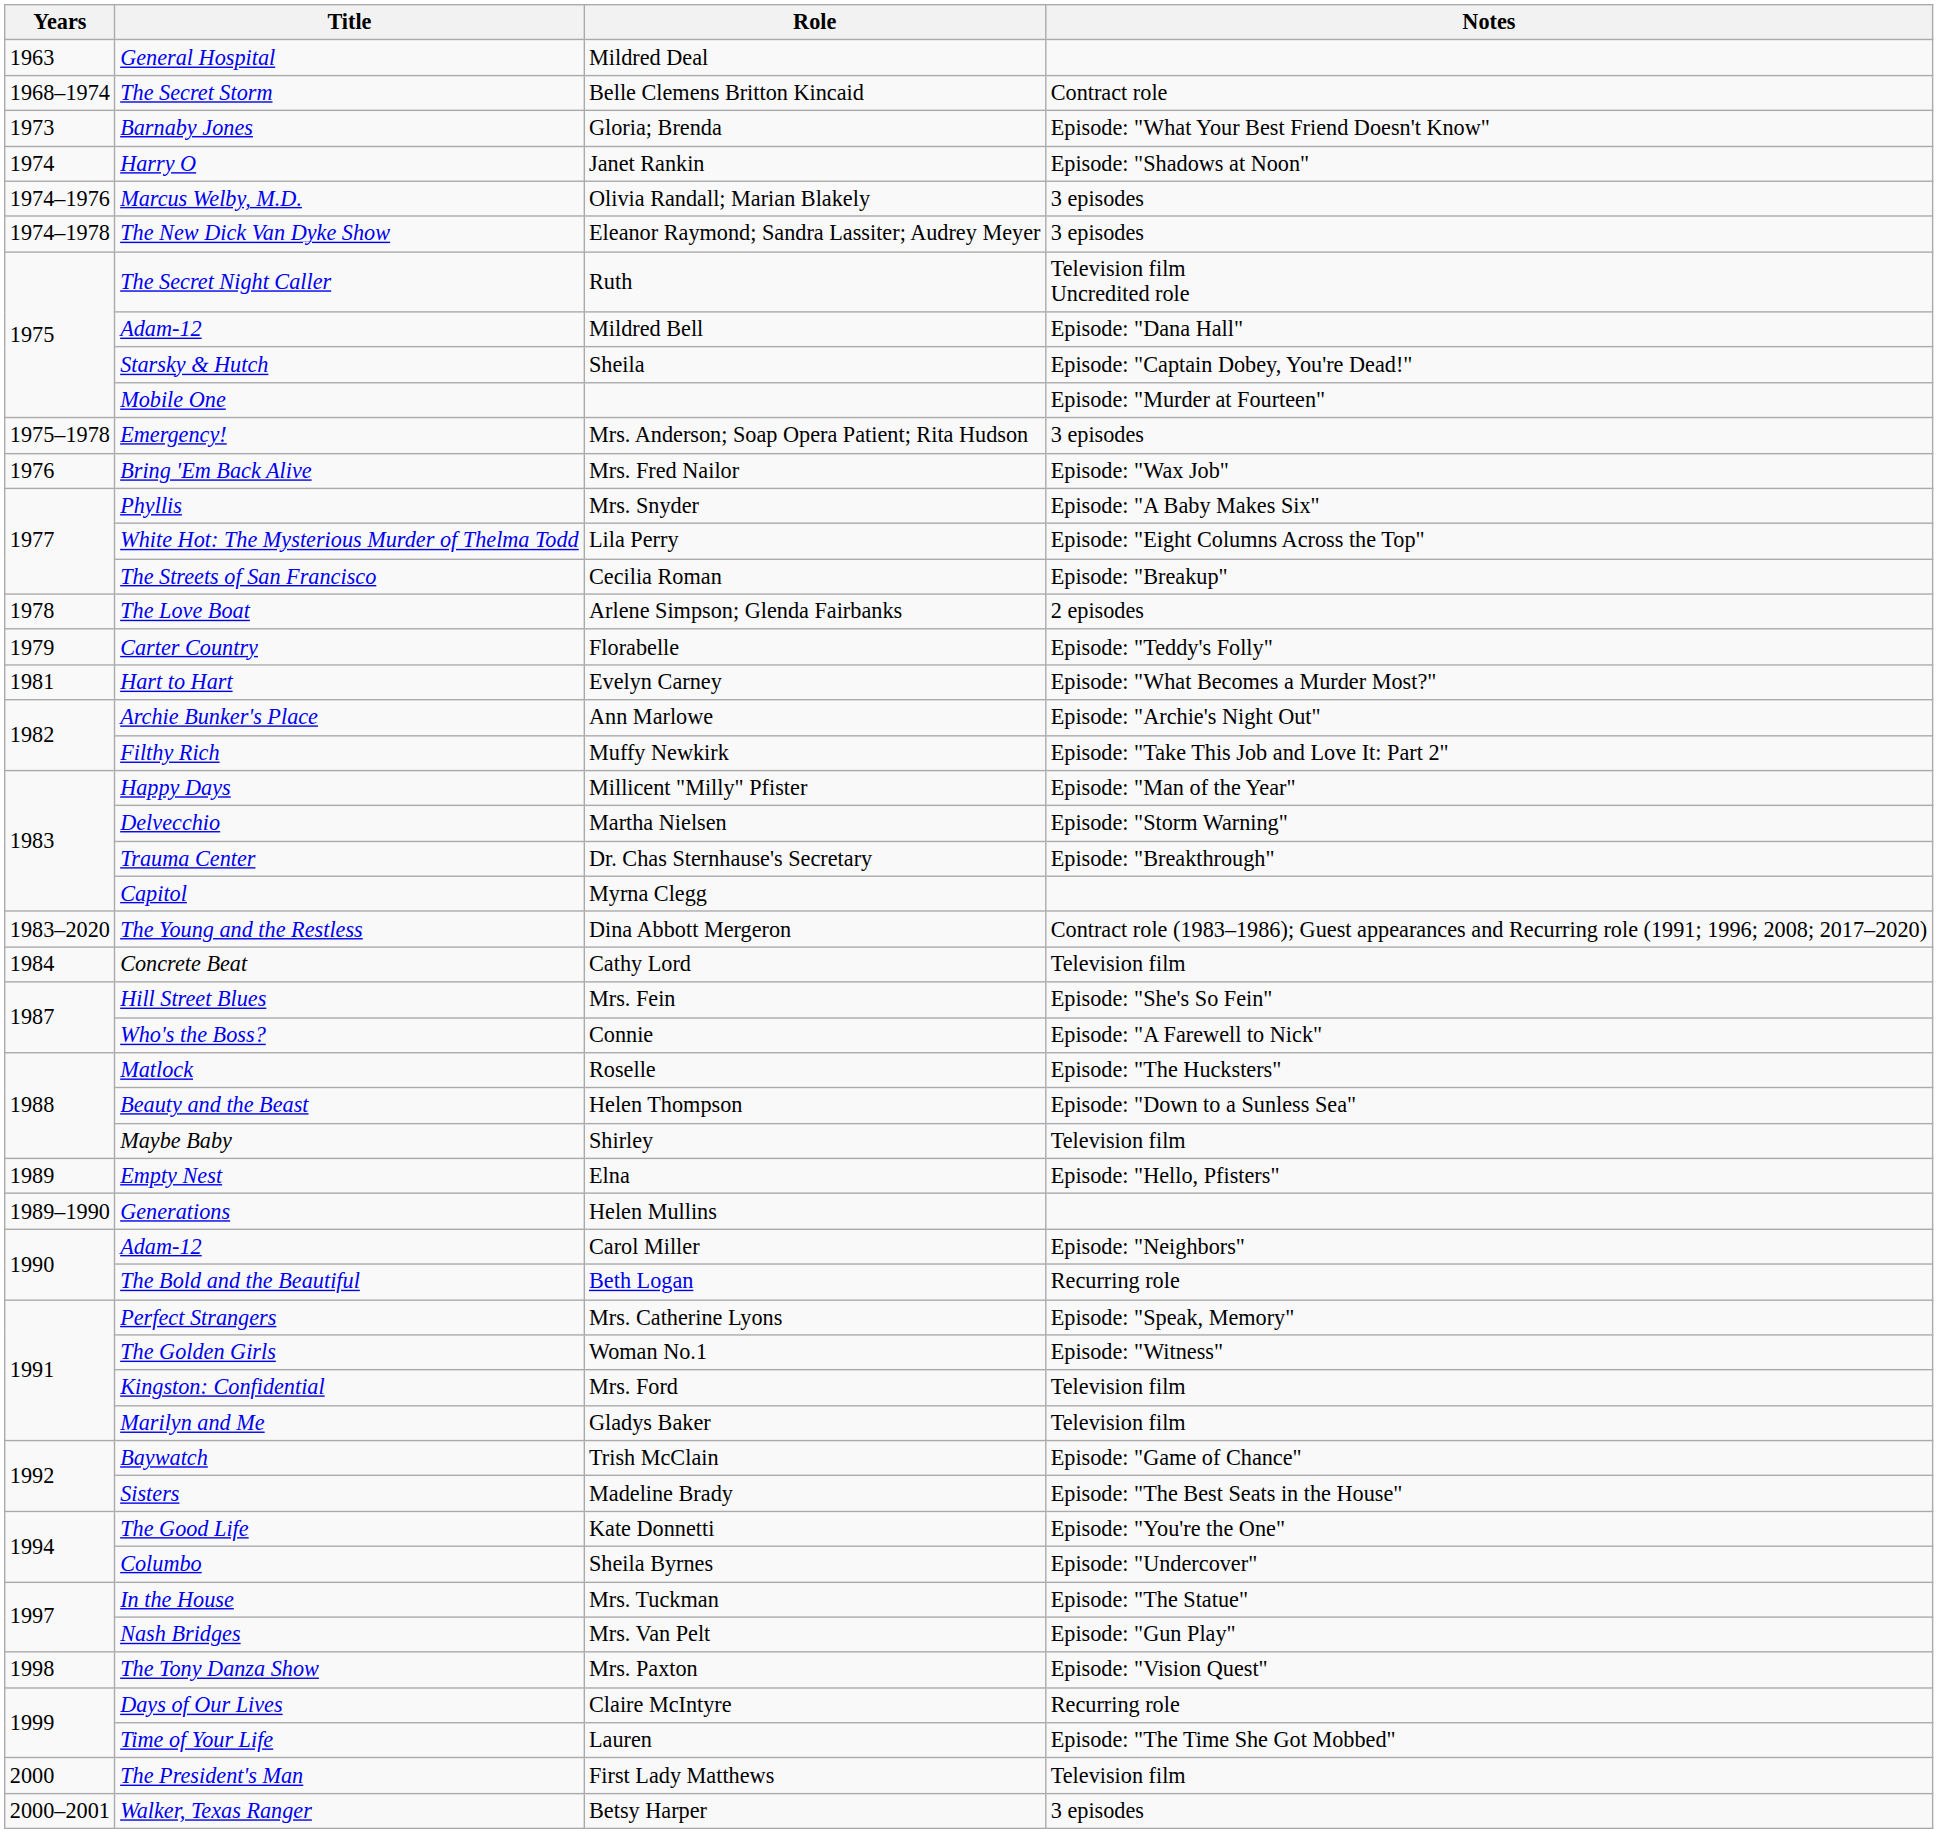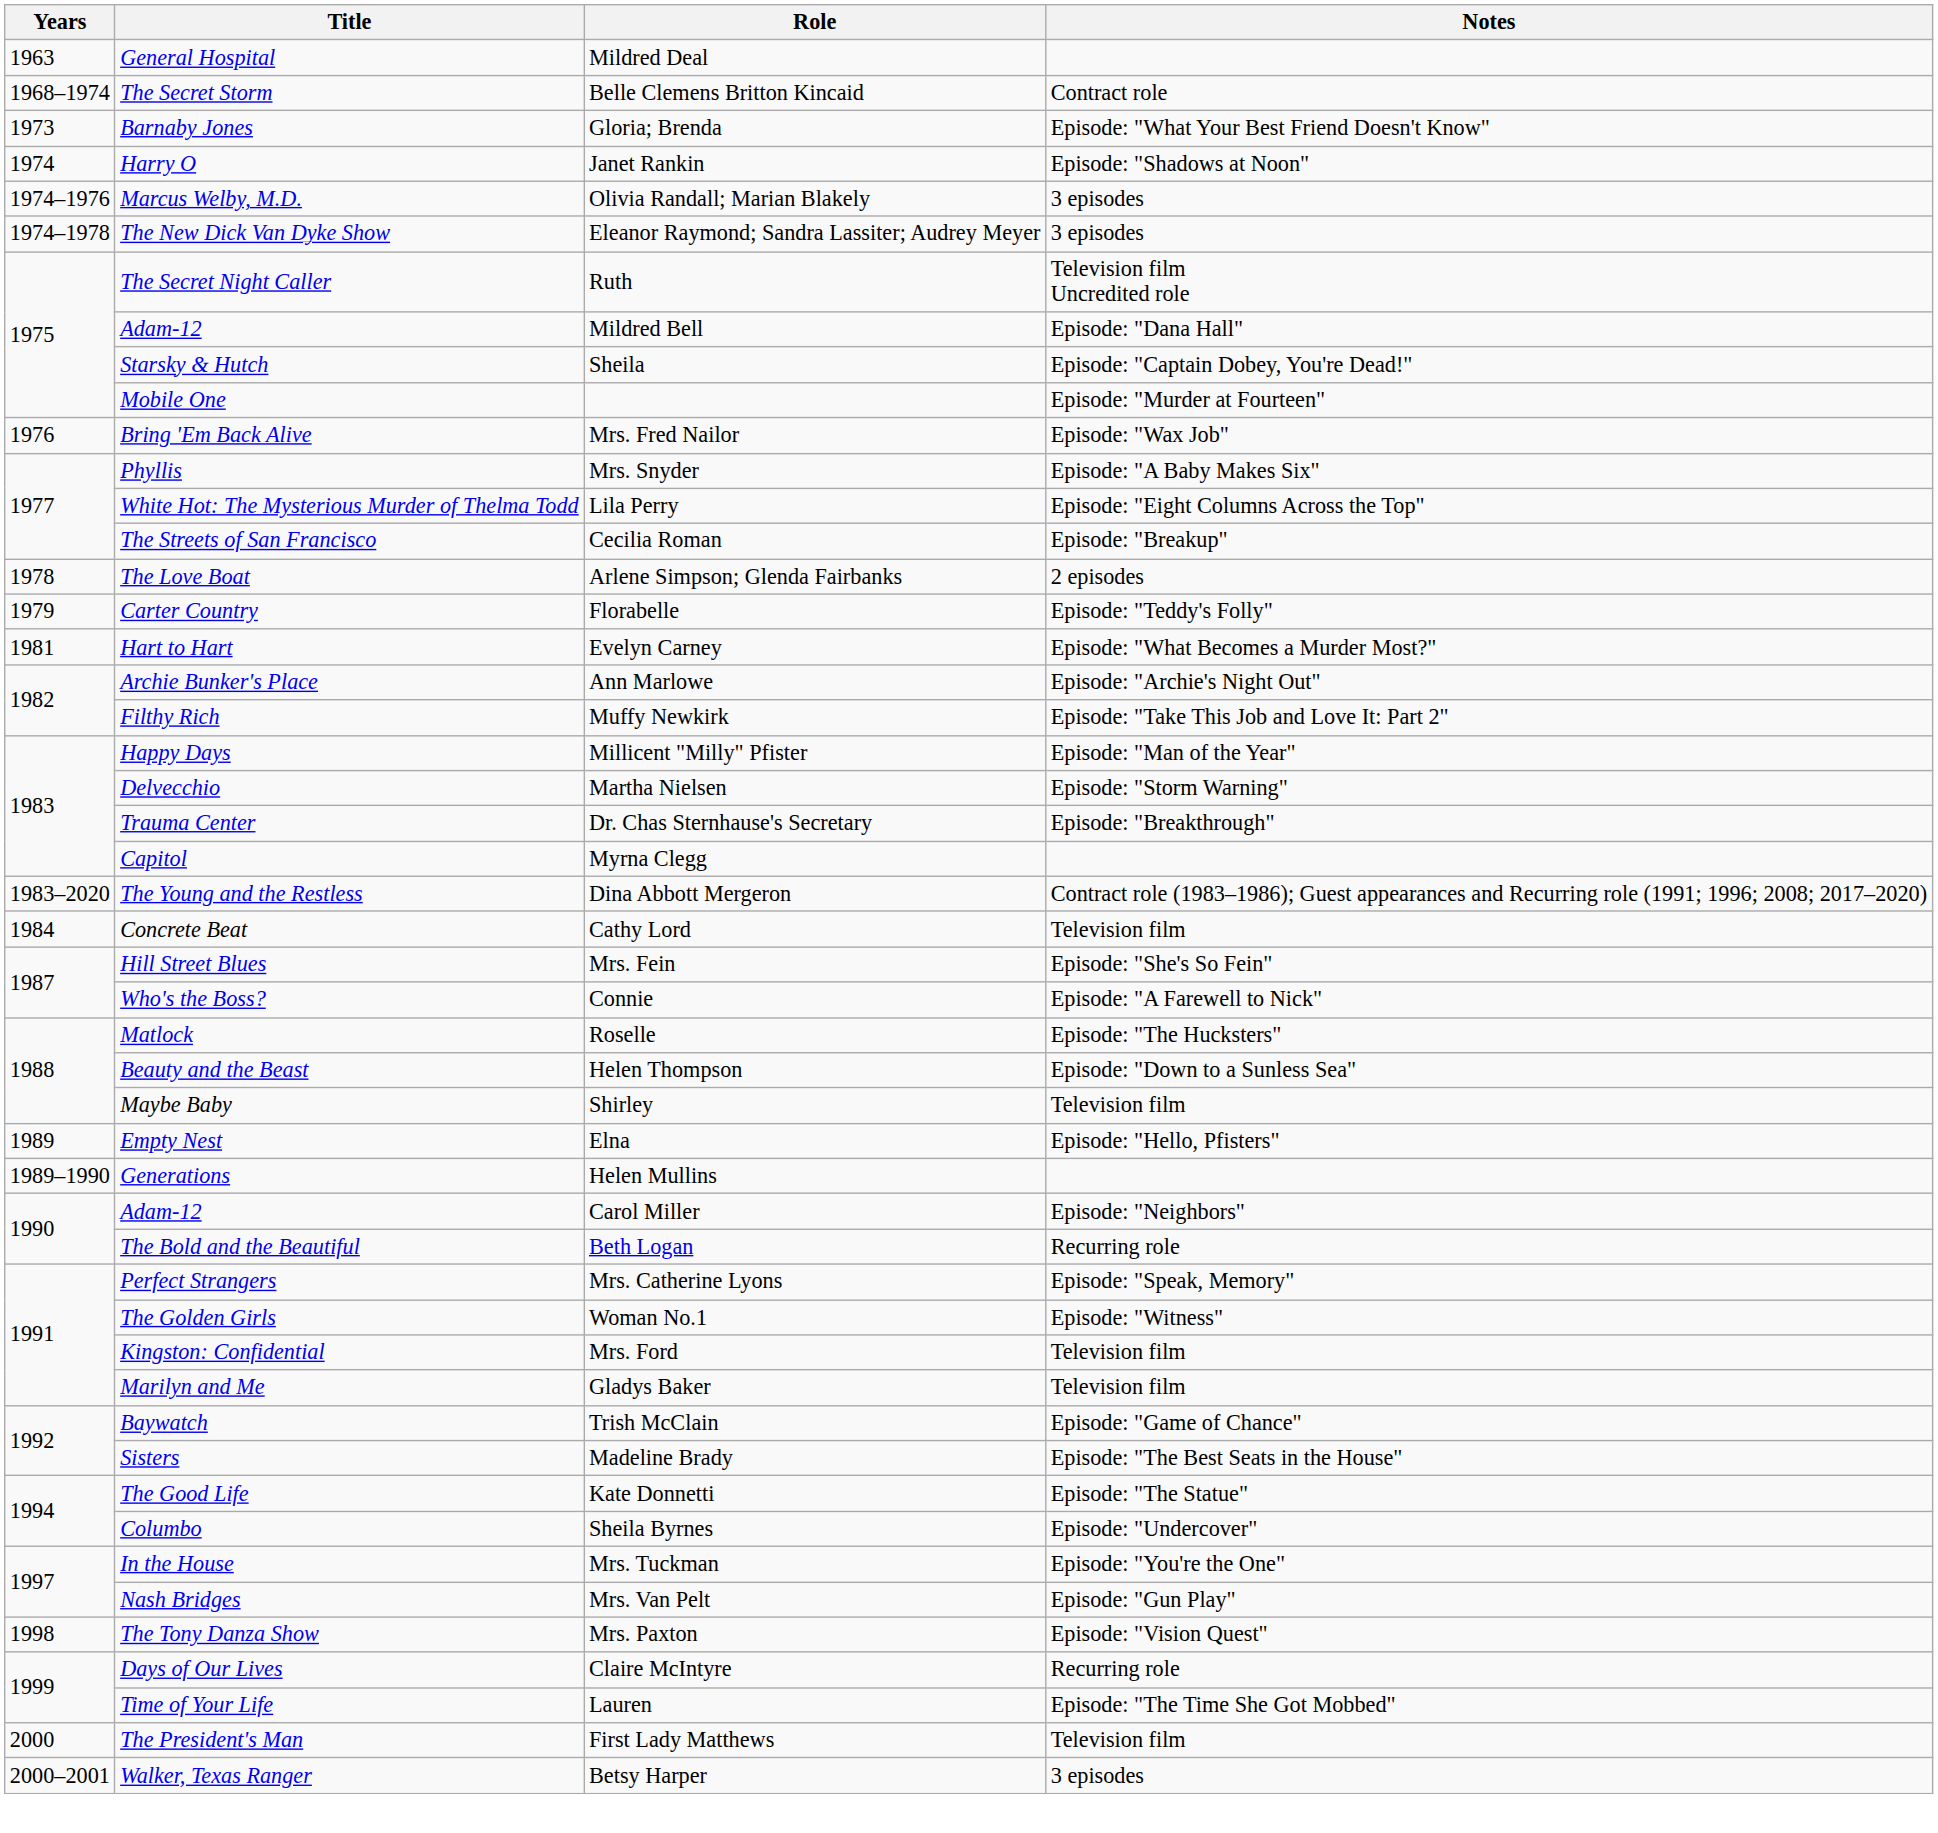- row: (809, 435)
(1168, 1528) Episode: "You're the One" -> (1149, 1493) Episode: "The Statue"
(1149, 1599) Episode: "The Statue" -> (1168, 1563) Episode: "You're the One"
